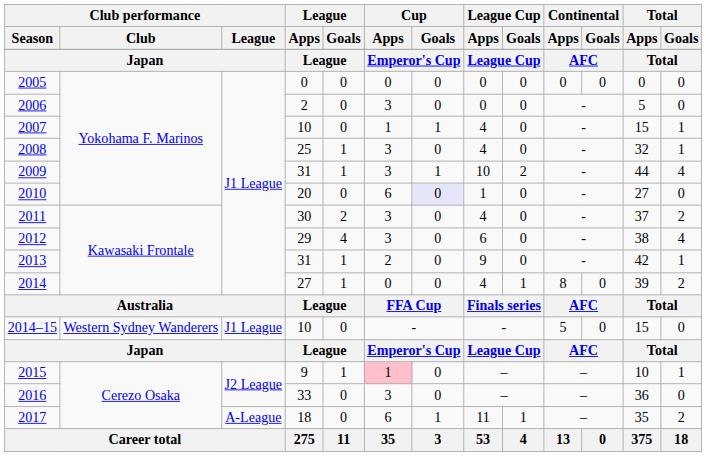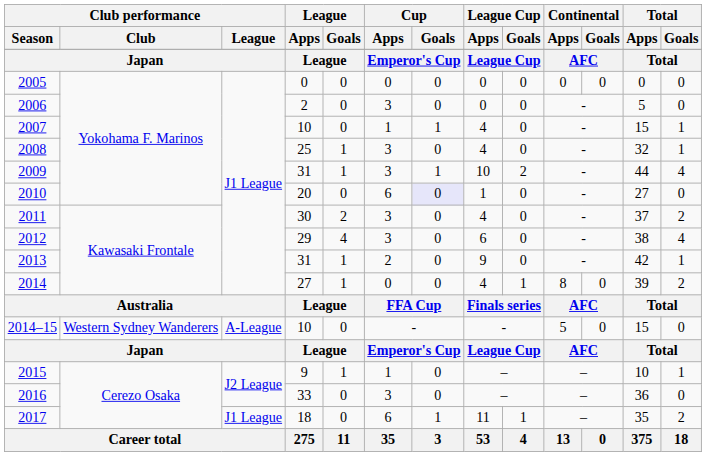(253, 328) J1 League -> (253, 328) A-League
(388, 372) pink background -> (388, 372) no background
(253, 417) A-League -> (253, 417) J1 League
